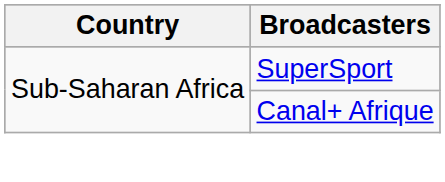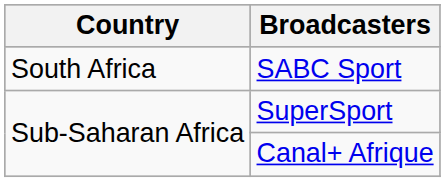+ row: (329, 68)
